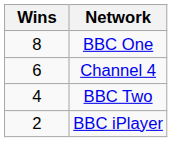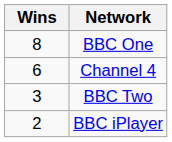(37, 96) 4 -> (37, 96) 3
